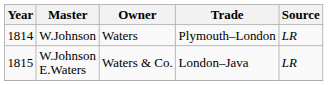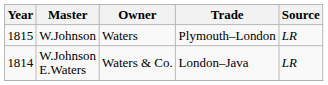(20, 35) 1814 -> (20, 35) 1815
(20, 63) 1815 -> (20, 63) 1814
